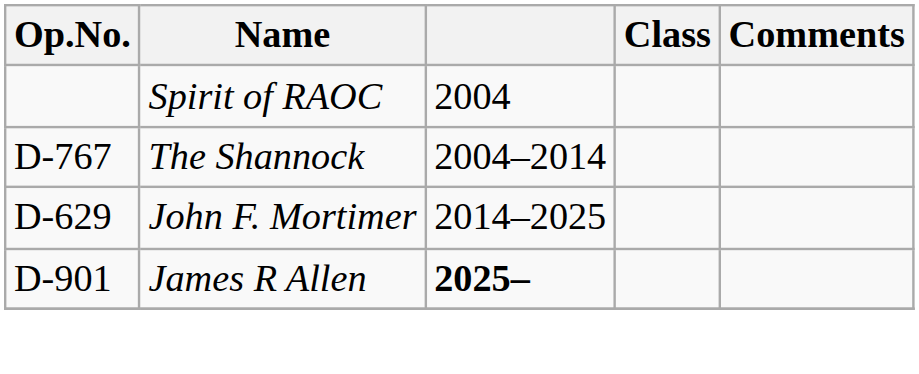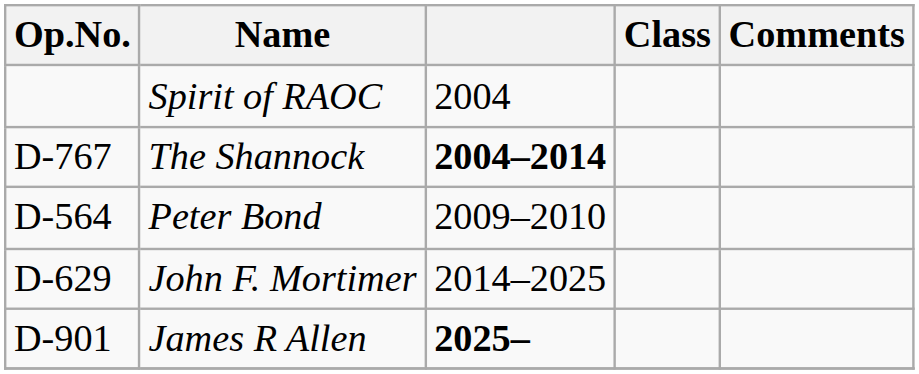(520, 156) normal -> (520, 156) bold
+ row: (235, 216)
